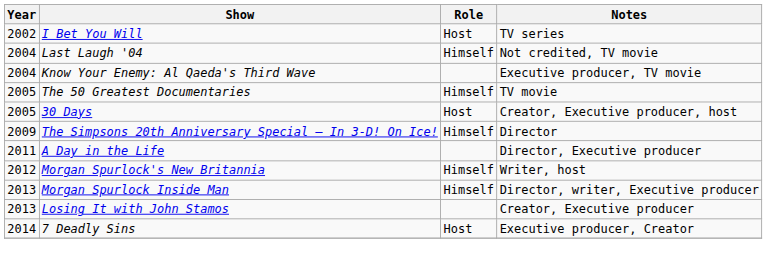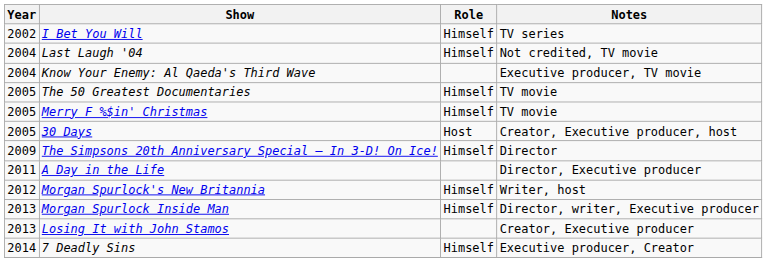(458, 34) Host -> (469, 34) Himself
+ row: (125, 112)
(458, 229) Host -> (469, 248) Himself
